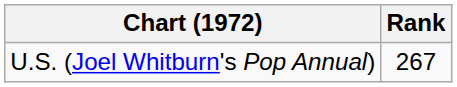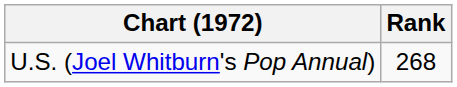(416, 61) 267 -> (416, 61) 268
